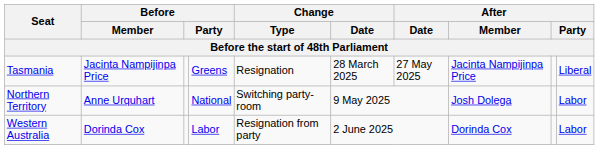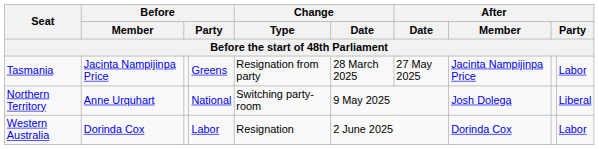(265, 71) Resignation -> (277, 71) Resignation from party
(575, 71) Liberal -> (573, 71) Labor
(573, 100) Labor -> (575, 100) Liberal
(277, 130) Resignation from party -> (265, 130) Resignation
